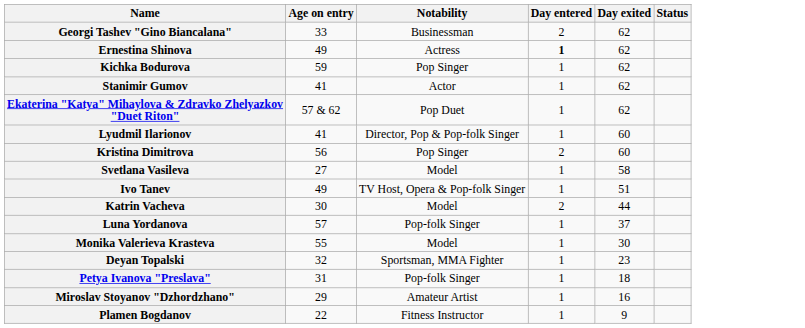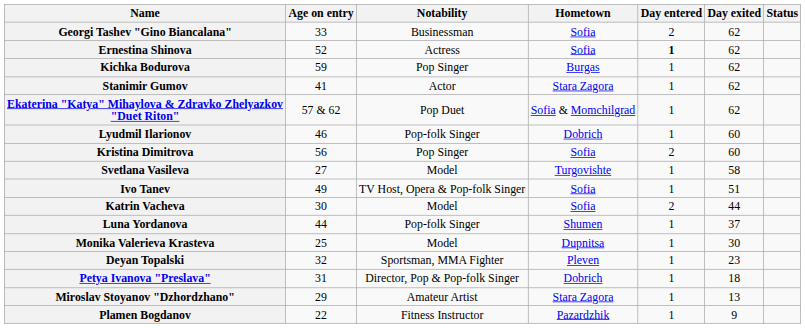+ column: (583, 13)
(321, 49) 49 -> (321, 49) 52
(321, 134) 41 -> (321, 134) 46
(442, 134) Director, Pop & Pop-folk Singer -> (442, 134) Pop-folk Singer
(321, 224) 57 -> (321, 224) 44
(321, 242) 55 -> (321, 242) 25
(442, 278) Pop-folk Singer -> (442, 278) Director, Pop & Pop-folk Singer
(624, 297) 16 -> (734, 297) 13
